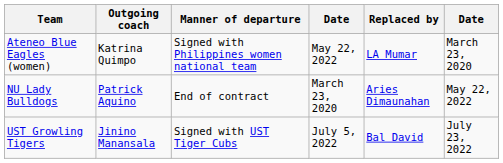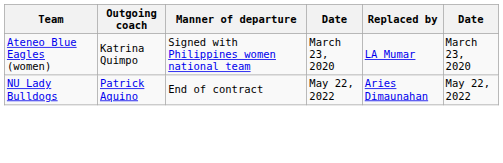(334, 54) May 22, 2022 -> (325, 54) March 23, 2020
(328, 96) March 23, 2020 -> (332, 90) May 22, 2022
- row: (45, 137)
